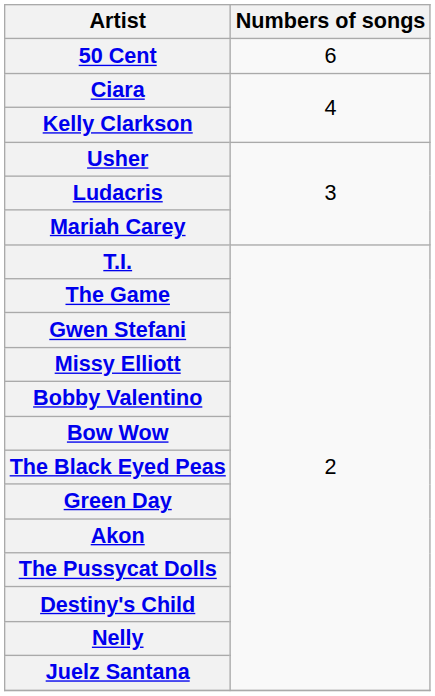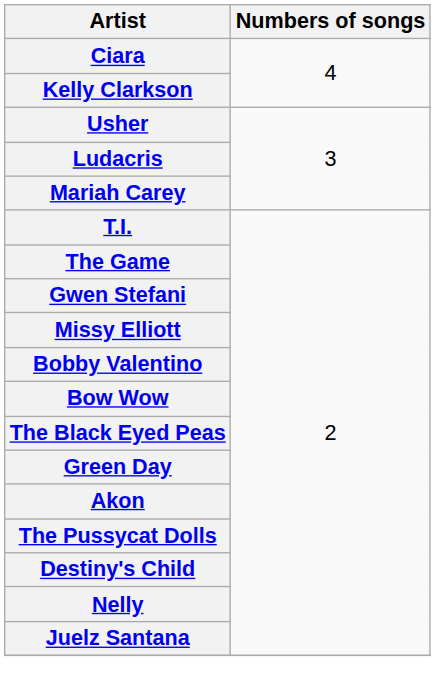- row: (118, 55)
